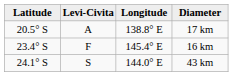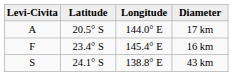columns swapped: (88, 12) <-> (32, 12)
(144, 29) 138.8° E -> (144, 29) 144.0° E
(144, 63) 144.0° E -> (144, 63) 138.8° E
